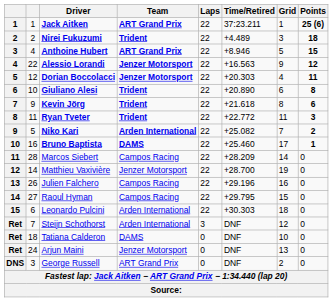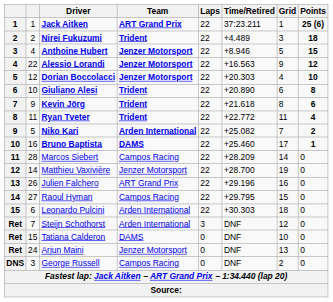(150, 50) ART Grand Prix -> (156, 50) Jenzer Motorsport
(313, 77) 11 -> (313, 77) 10
(313, 117) 3 -> (313, 117) 4
(149, 183) Campos Racing -> (149, 183) ART Grand Prix
(33, 237) 18 -> (33, 237) 15
(149, 263) ART Grand Prix -> (149, 263) Campos Racing
